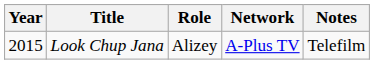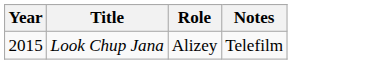- column: (262, 18)
